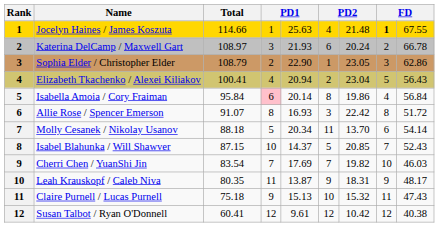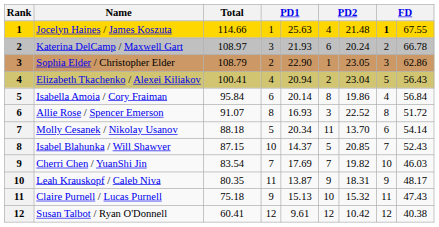(271, 96) pink background -> (271, 96) no background
(358, 113) 22.42 -> (358, 113) 22.52
